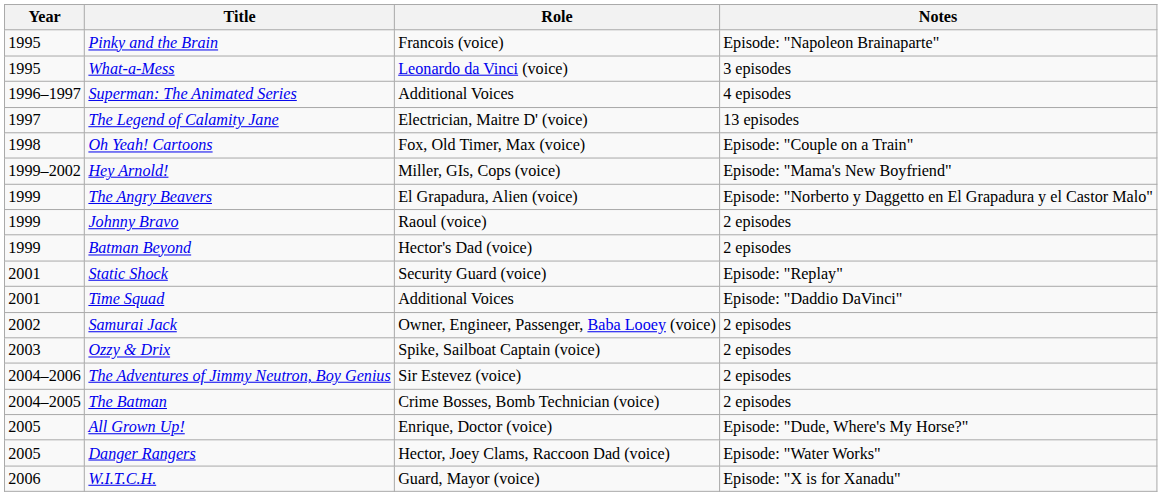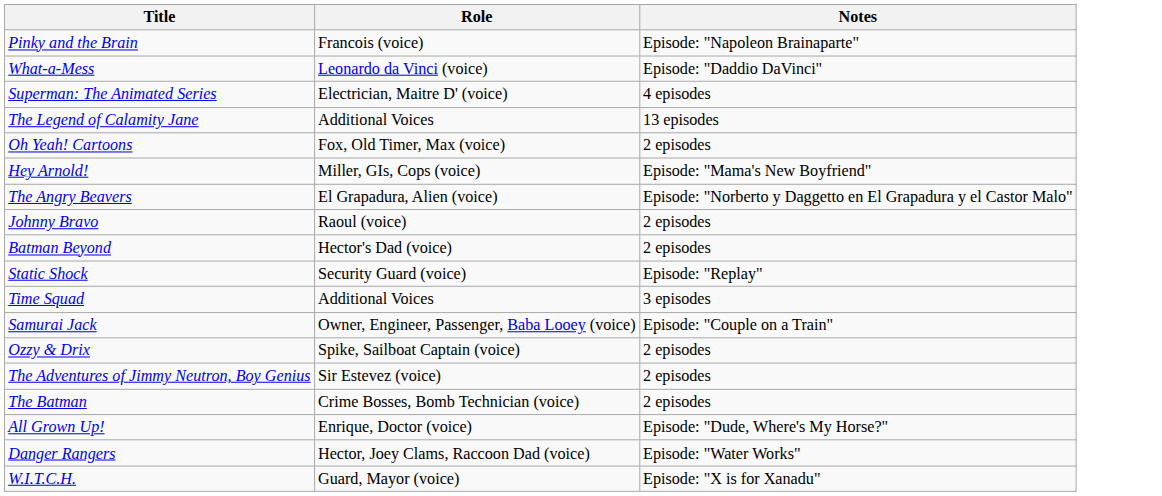- column: (45, 17)
(757, 68) 3 episodes -> (733, 68) Episode: "Daddio DaVinci"
(456, 94) Additional Voices -> (413, 94) Electrician, Maitre D' (voice)
(493, 119) Electrician, Maitre D' (voice) -> (376, 119) Additional Voices
(818, 145) Episode: "Couple on a Train" -> (677, 145) 2 episodes
(813, 299) Episode: "Daddio DaVinci" -> (677, 299) 3 episodes
(757, 324) 2 episodes -> (738, 324) Episode: "Couple on a Train"
